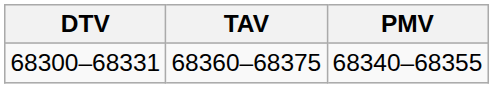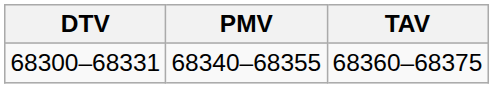columns swapped: (407, 23) <-> (246, 23)
